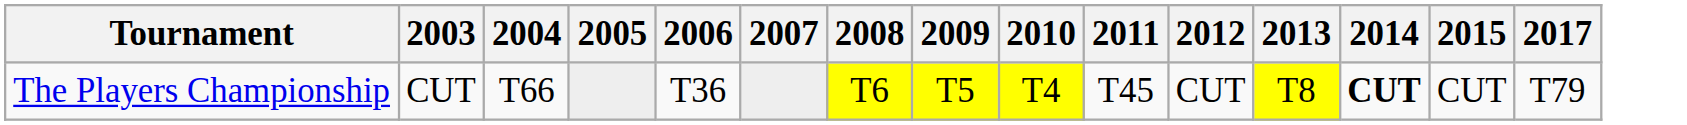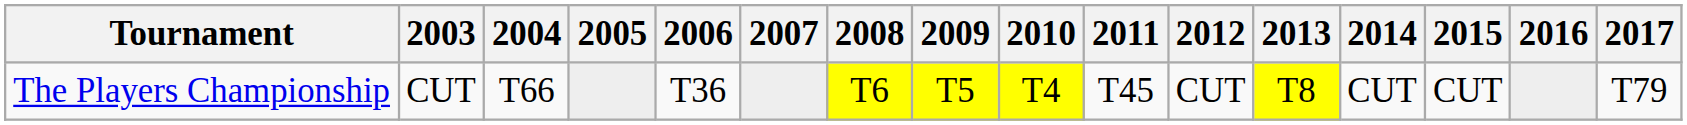+ column: (1554, 33)
(1384, 90) bold -> (1382, 90) normal
